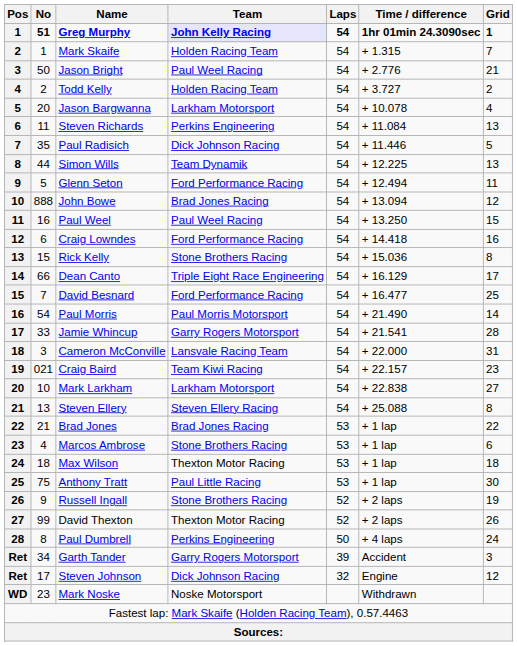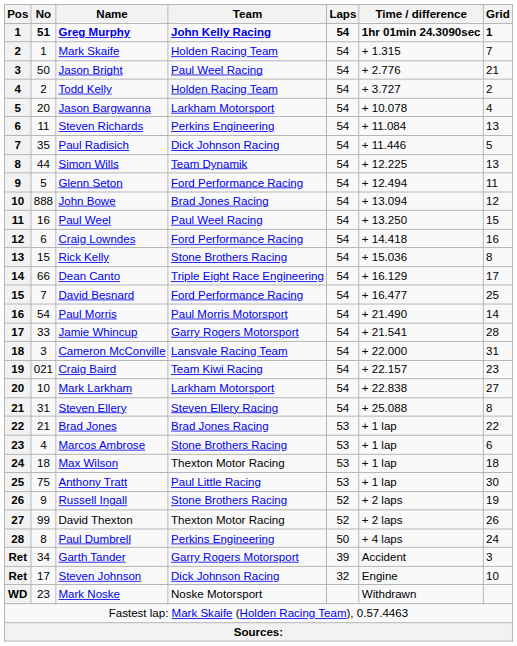(221, 32) lavender background -> (221, 32) no background
(43, 407) 13 -> (43, 407) 31
(492, 575) 12 -> (492, 575) 10
